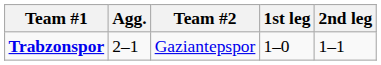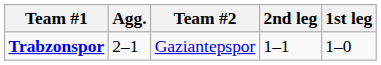columns swapped: (287, 18) <-> (345, 18)
